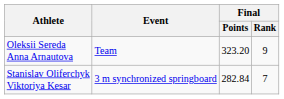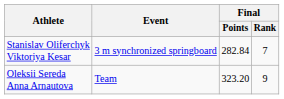rows swapped: (48, 80) <-> (40, 51)
